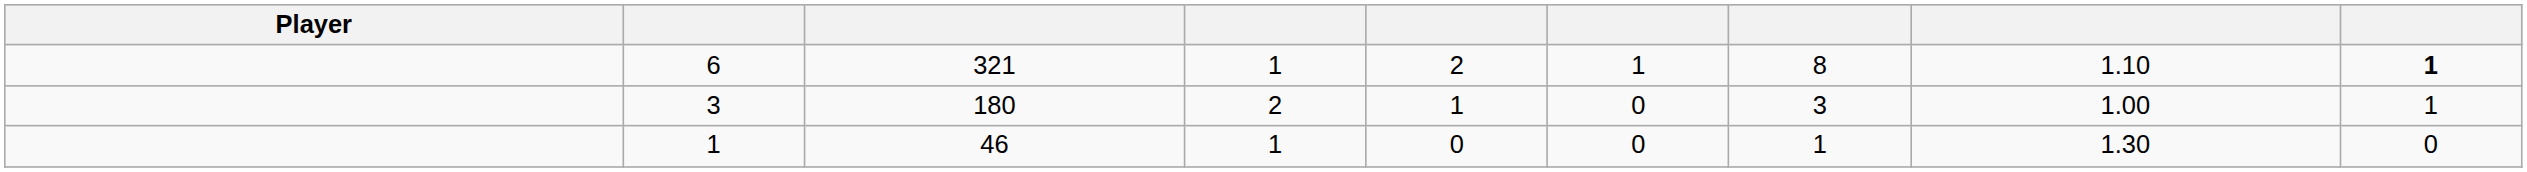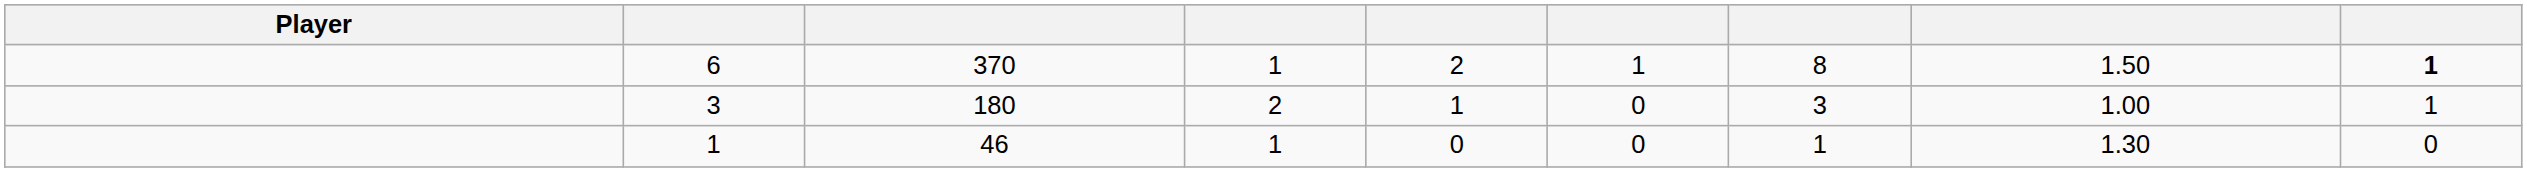(994, 65) 321 -> (994, 65) 370
(2125, 65) 1.10 -> (2125, 65) 1.50
